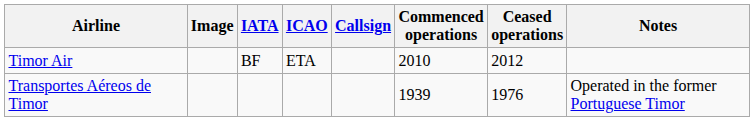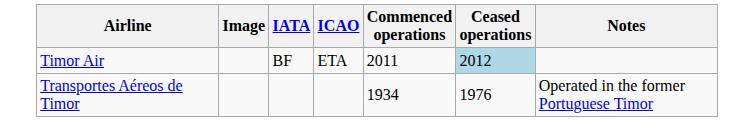- column: (363, 26)
(414, 60) 2010 -> (382, 60) 2011
(507, 60) no background -> (475, 60) lightblue background
(414, 94) 1939 -> (383, 94) 1934
